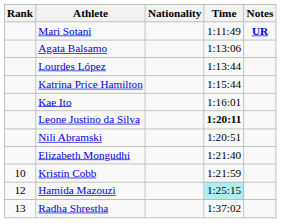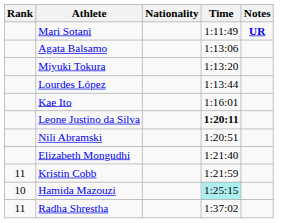+ row: (72, 66)
- row: (90, 84)
(20, 173) 10 -> (20, 173) 11
(20, 191) 12 -> (20, 191) 10
(20, 208) 13 -> (20, 208) 11
